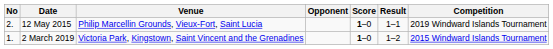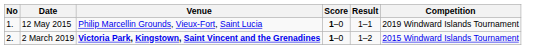- column: (328, 11)
(10, 24) 2. -> (10, 24) 1.
(10, 38) 1. -> (10, 38) 2.
(191, 38) normal -> (199, 38) bold
